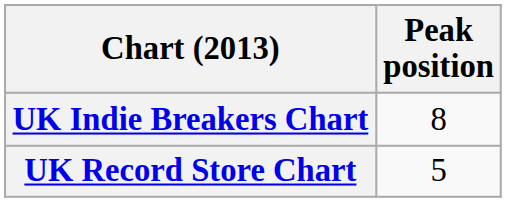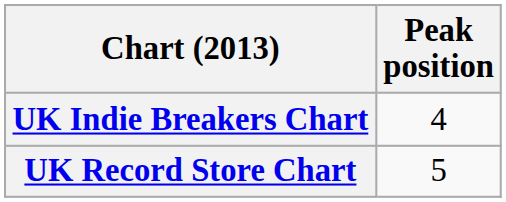(439, 118) 8 -> (439, 118) 4
